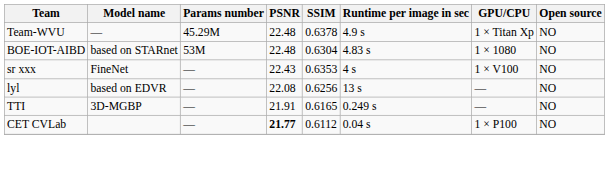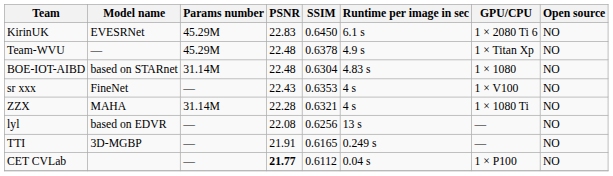+ row: (28, 32)
(194, 50) 53M -> (202, 69) 31.14M
+ row: (18, 106)
